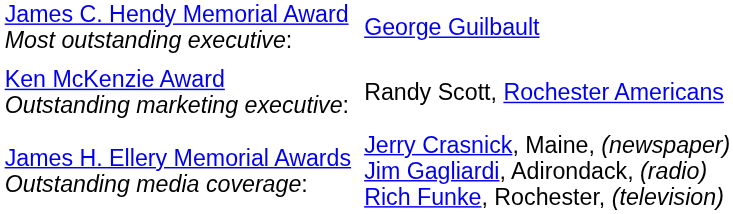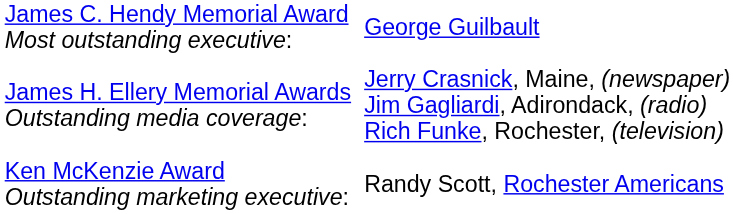rows swapped: (178, 171) <-> (177, 92)
